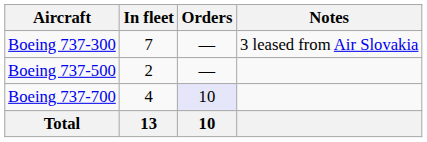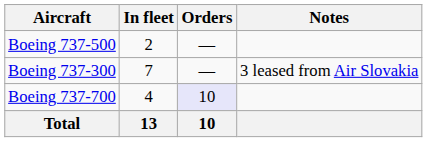rows swapped: (62, 44) <-> (62, 70)
